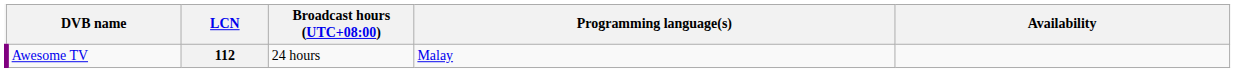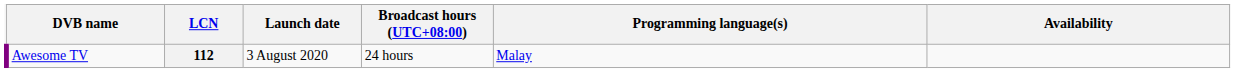+ column: (302, 24)
